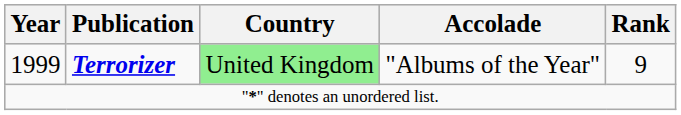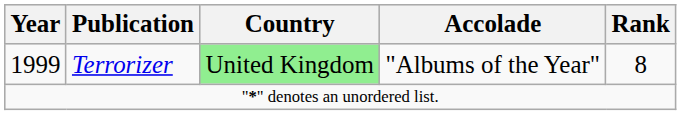(124, 63) bold -> (122, 63) normal
(641, 63) 9 -> (641, 63) 8
